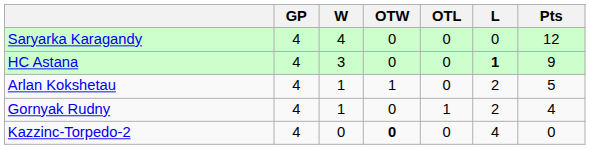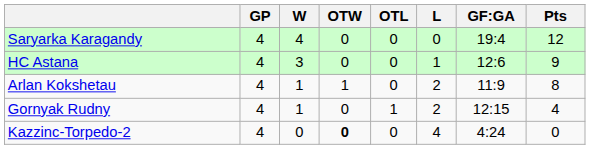+ column: (491, 16)
(495, 62) bold -> (437, 62) normal
(551, 86) 5 -> (555, 86) 8
